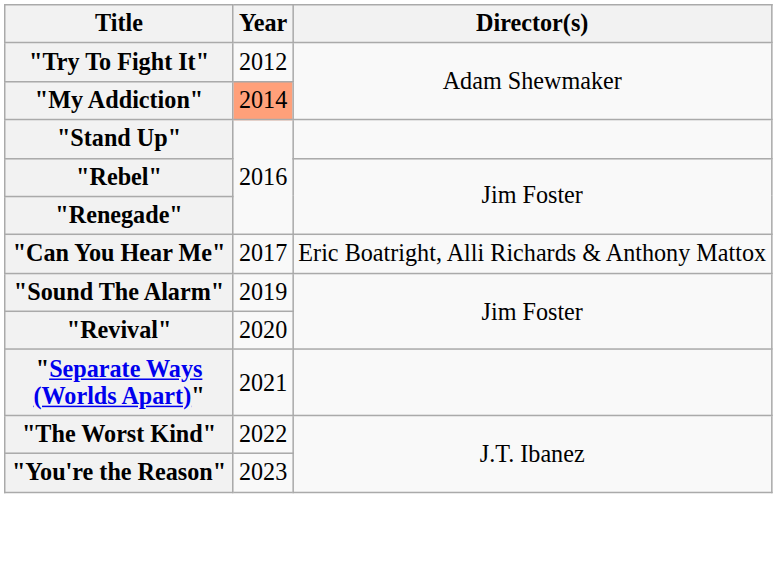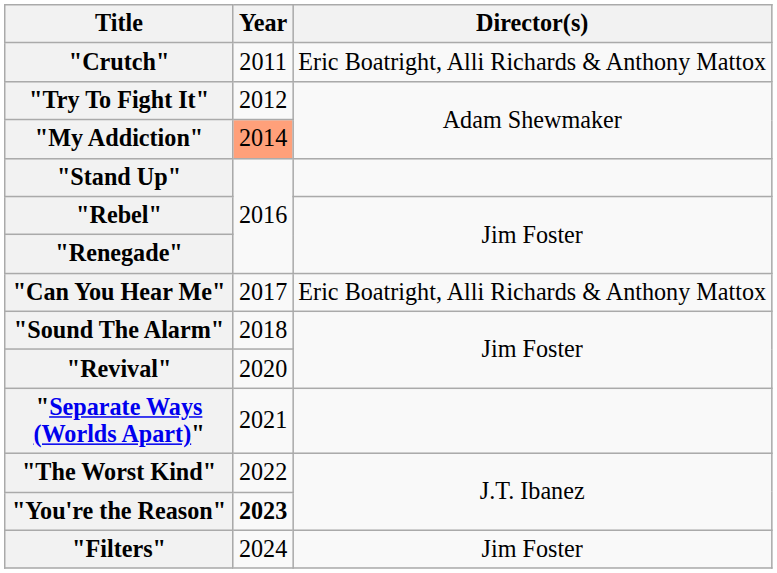+ row: (119, 61)
(263, 291) 2019 -> (263, 330) 2018
(263, 472) normal -> (263, 510) bold
+ row: (119, 548)
